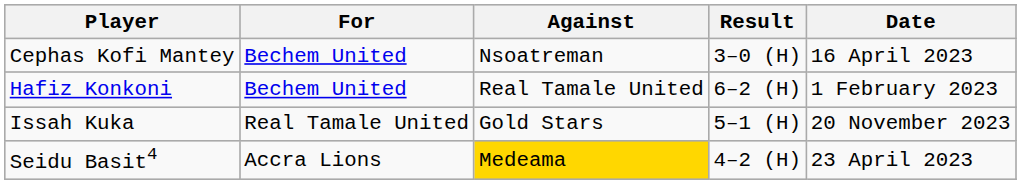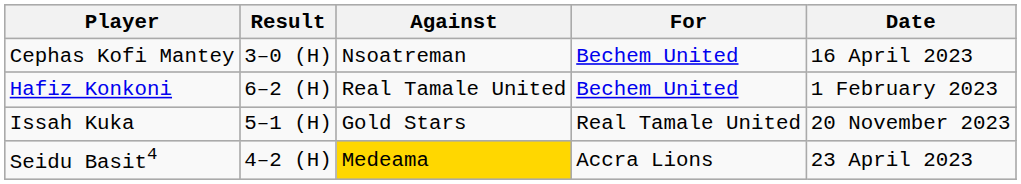columns swapped: (357, 22) <-> (757, 22)
